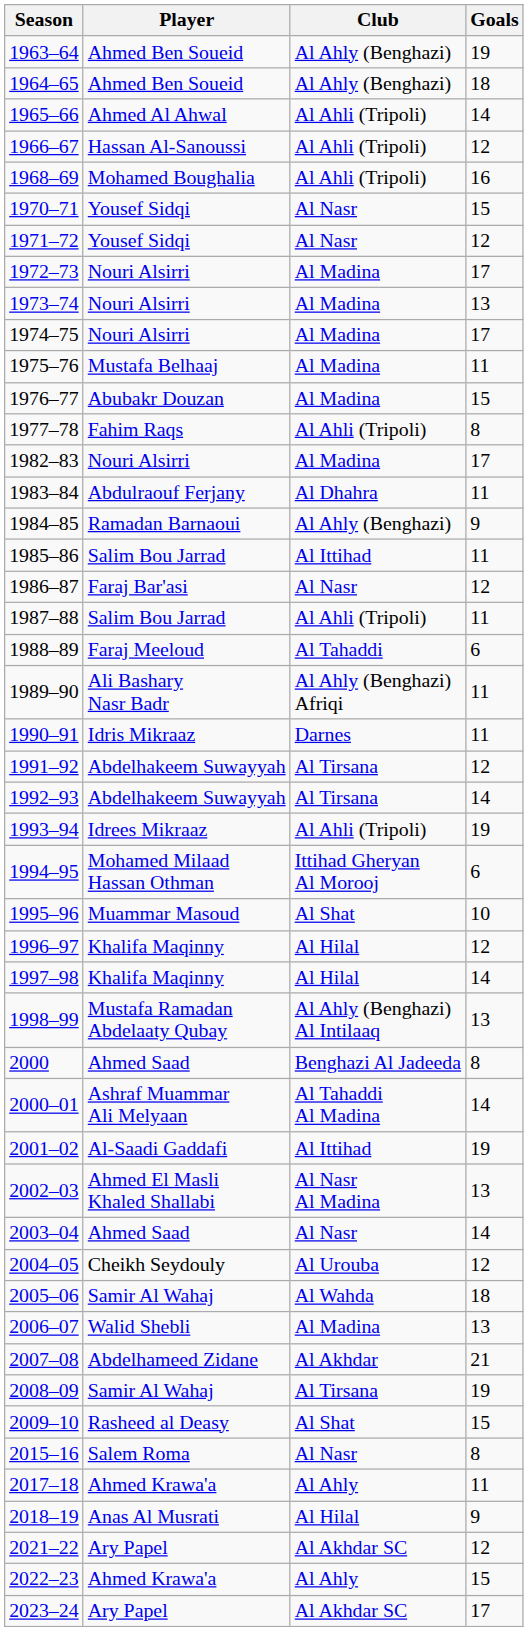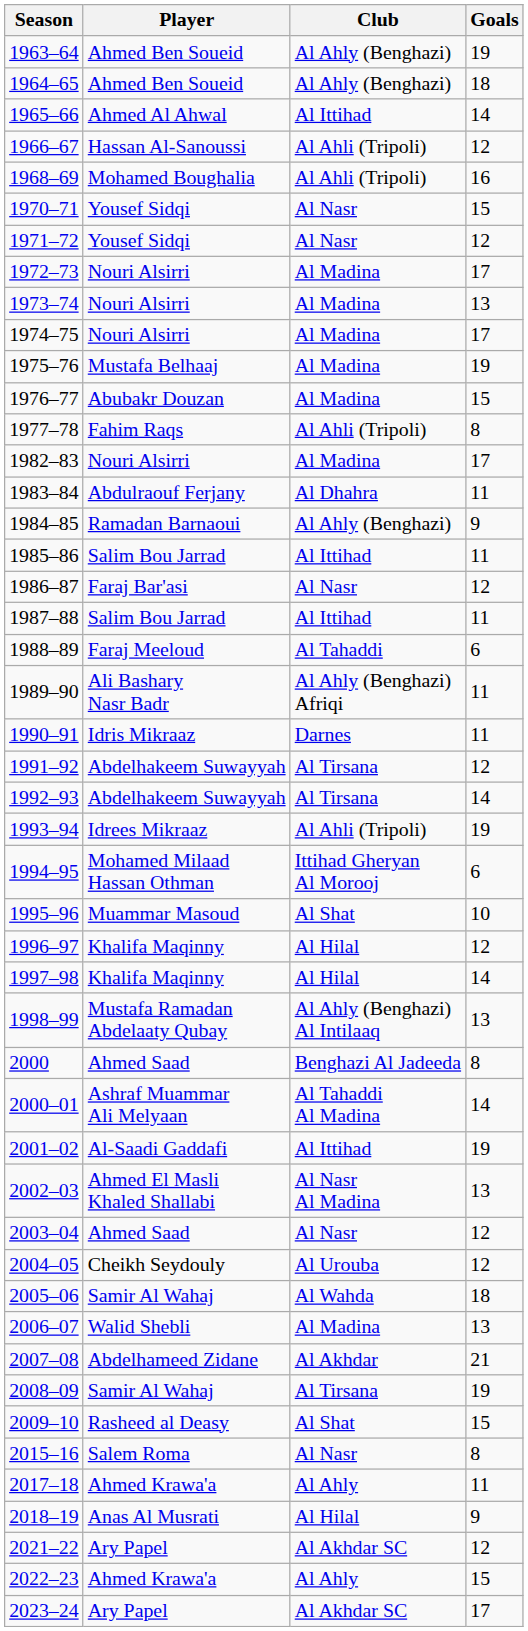(360, 114) Al Ahli (Tripoli) -> (333, 114) Al Ittihad
(480, 366) 11 -> (480, 366) 19
(360, 618) Al Ahli (Tripoli) -> (333, 618) Al Ittihad
(480, 1233) 14 -> (480, 1233) 12
